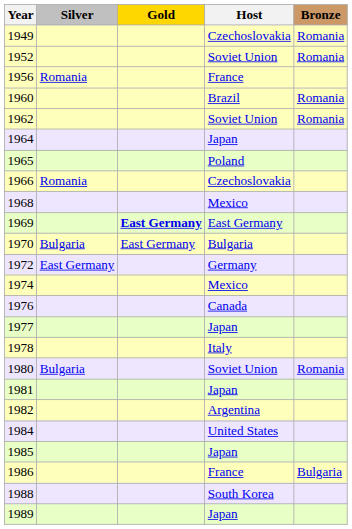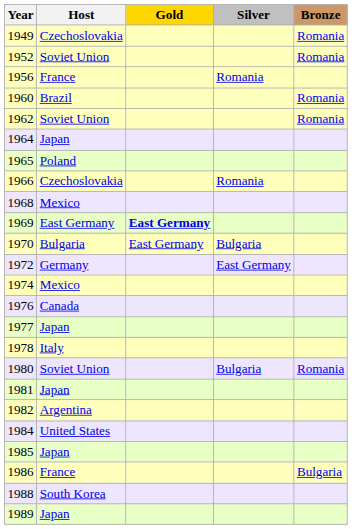columns swapped: (249, 14) <-> (77, 14)
